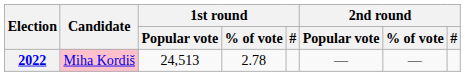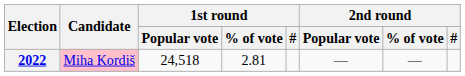(180, 60) 24,513 -> (180, 60) 24,518
(254, 60) 2.78 -> (254, 60) 2.81
